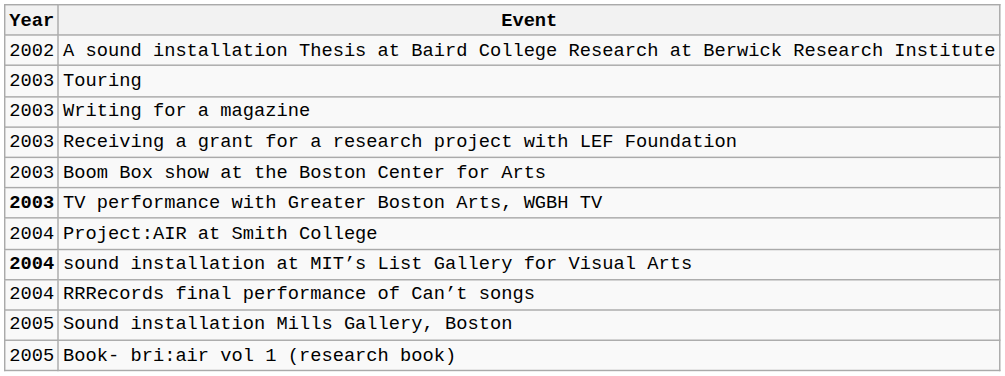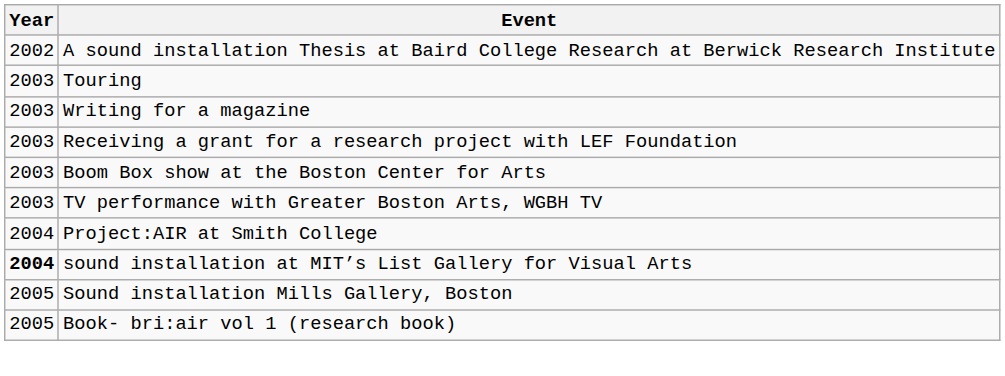(32, 203) bold -> (32, 203) normal
- row: (299, 295)
